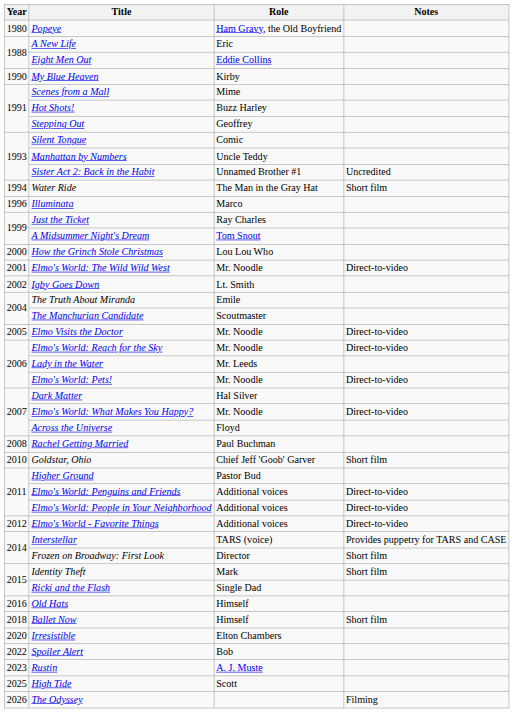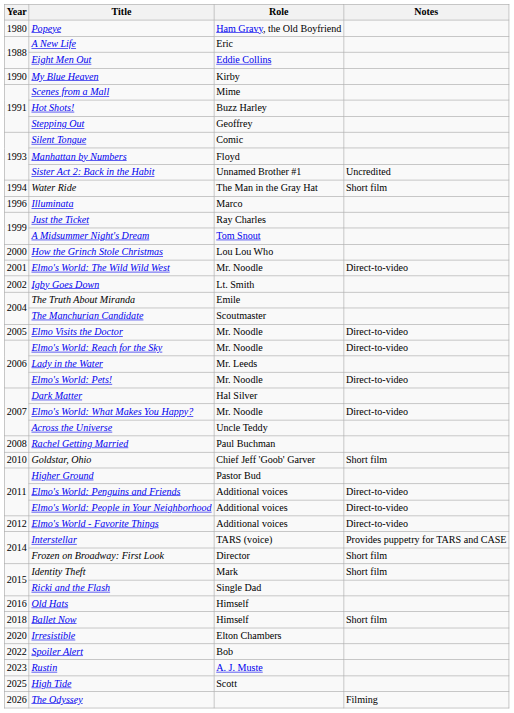(242, 156) Uncle Teddy -> (228, 156) Floyd
(228, 428) Floyd -> (242, 428) Uncle Teddy
